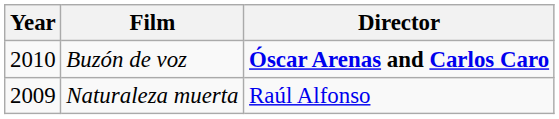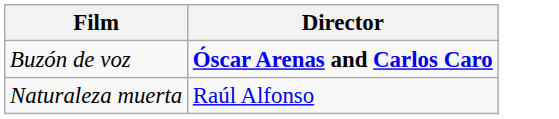- column: (33, 22)
